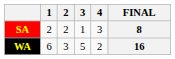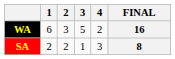rows swapped: (22, 46) <-> (22, 29)
